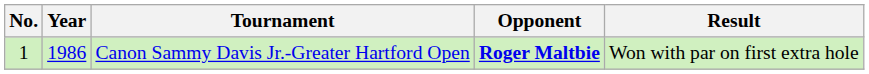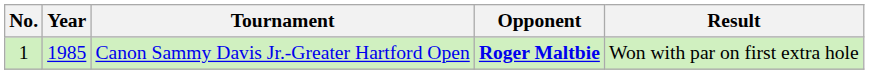(67, 53) 1986 -> (67, 53) 1985
